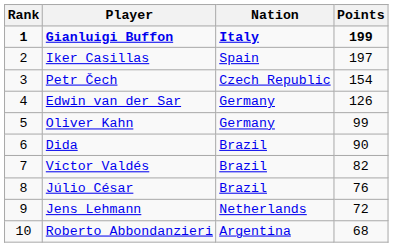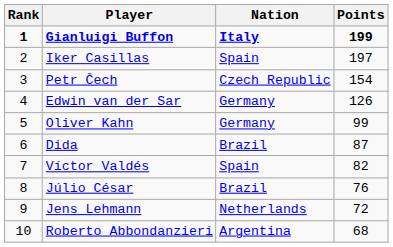(361, 145) 90 -> (361, 145) 87
(243, 167) Brazil -> (239, 167) Spain
